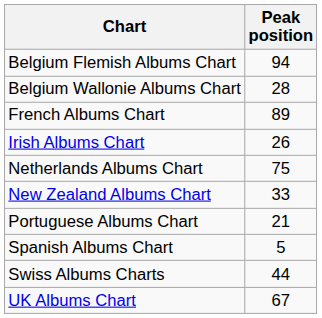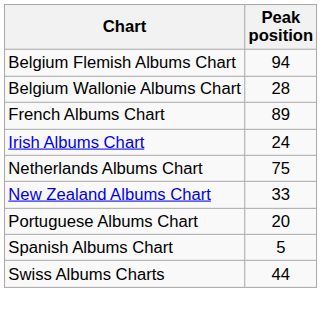(281, 141) 26 -> (281, 141) 24
(281, 221) 21 -> (281, 221) 20
- row: (72, 300)
